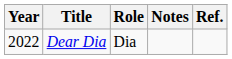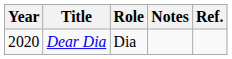(24, 41) 2022 -> (24, 41) 2020
